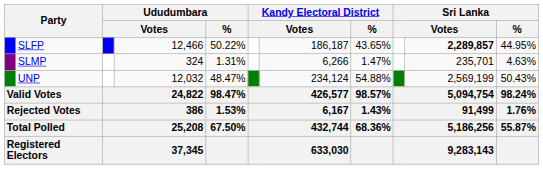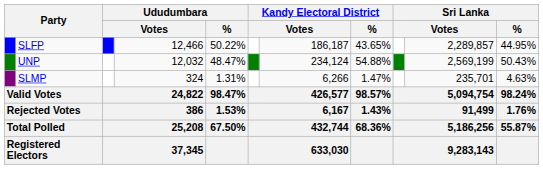(471, 45) bold -> (471, 45) normal
rows swapped: (29, 78) <-> (32, 62)
